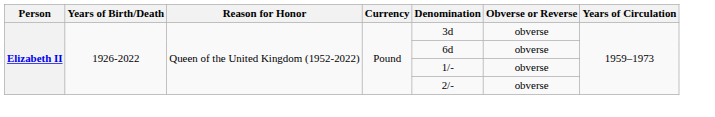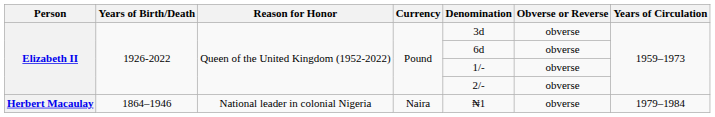+ row: (50, 103)
